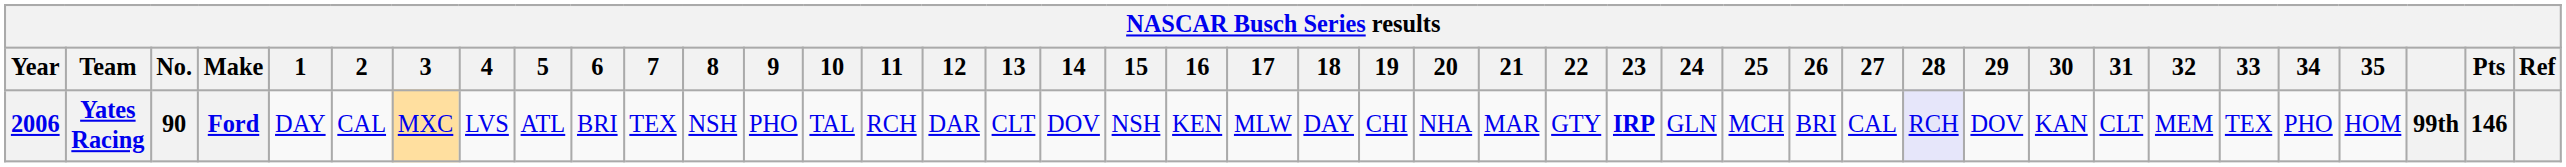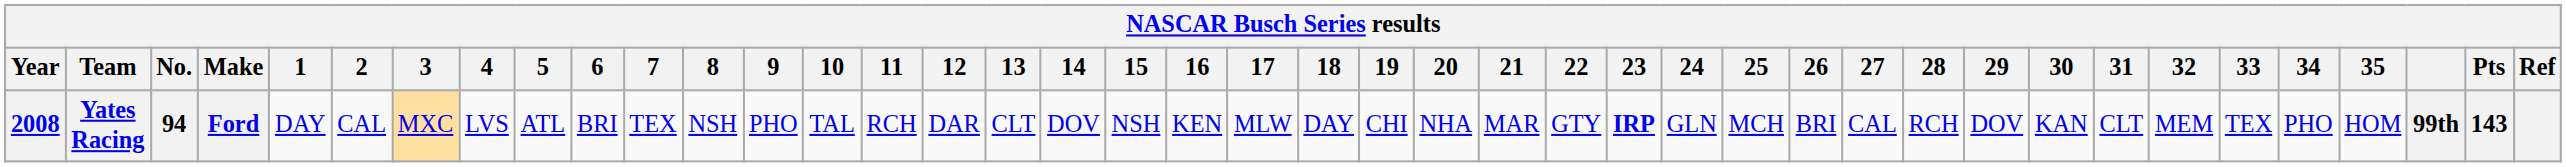(35, 125) 2006 -> (35, 125) 2008
(174, 125) 90 -> (174, 125) 94
(1934, 125) lavender background -> (1934, 125) no background
(2489, 125) 146 -> (2489, 125) 143
